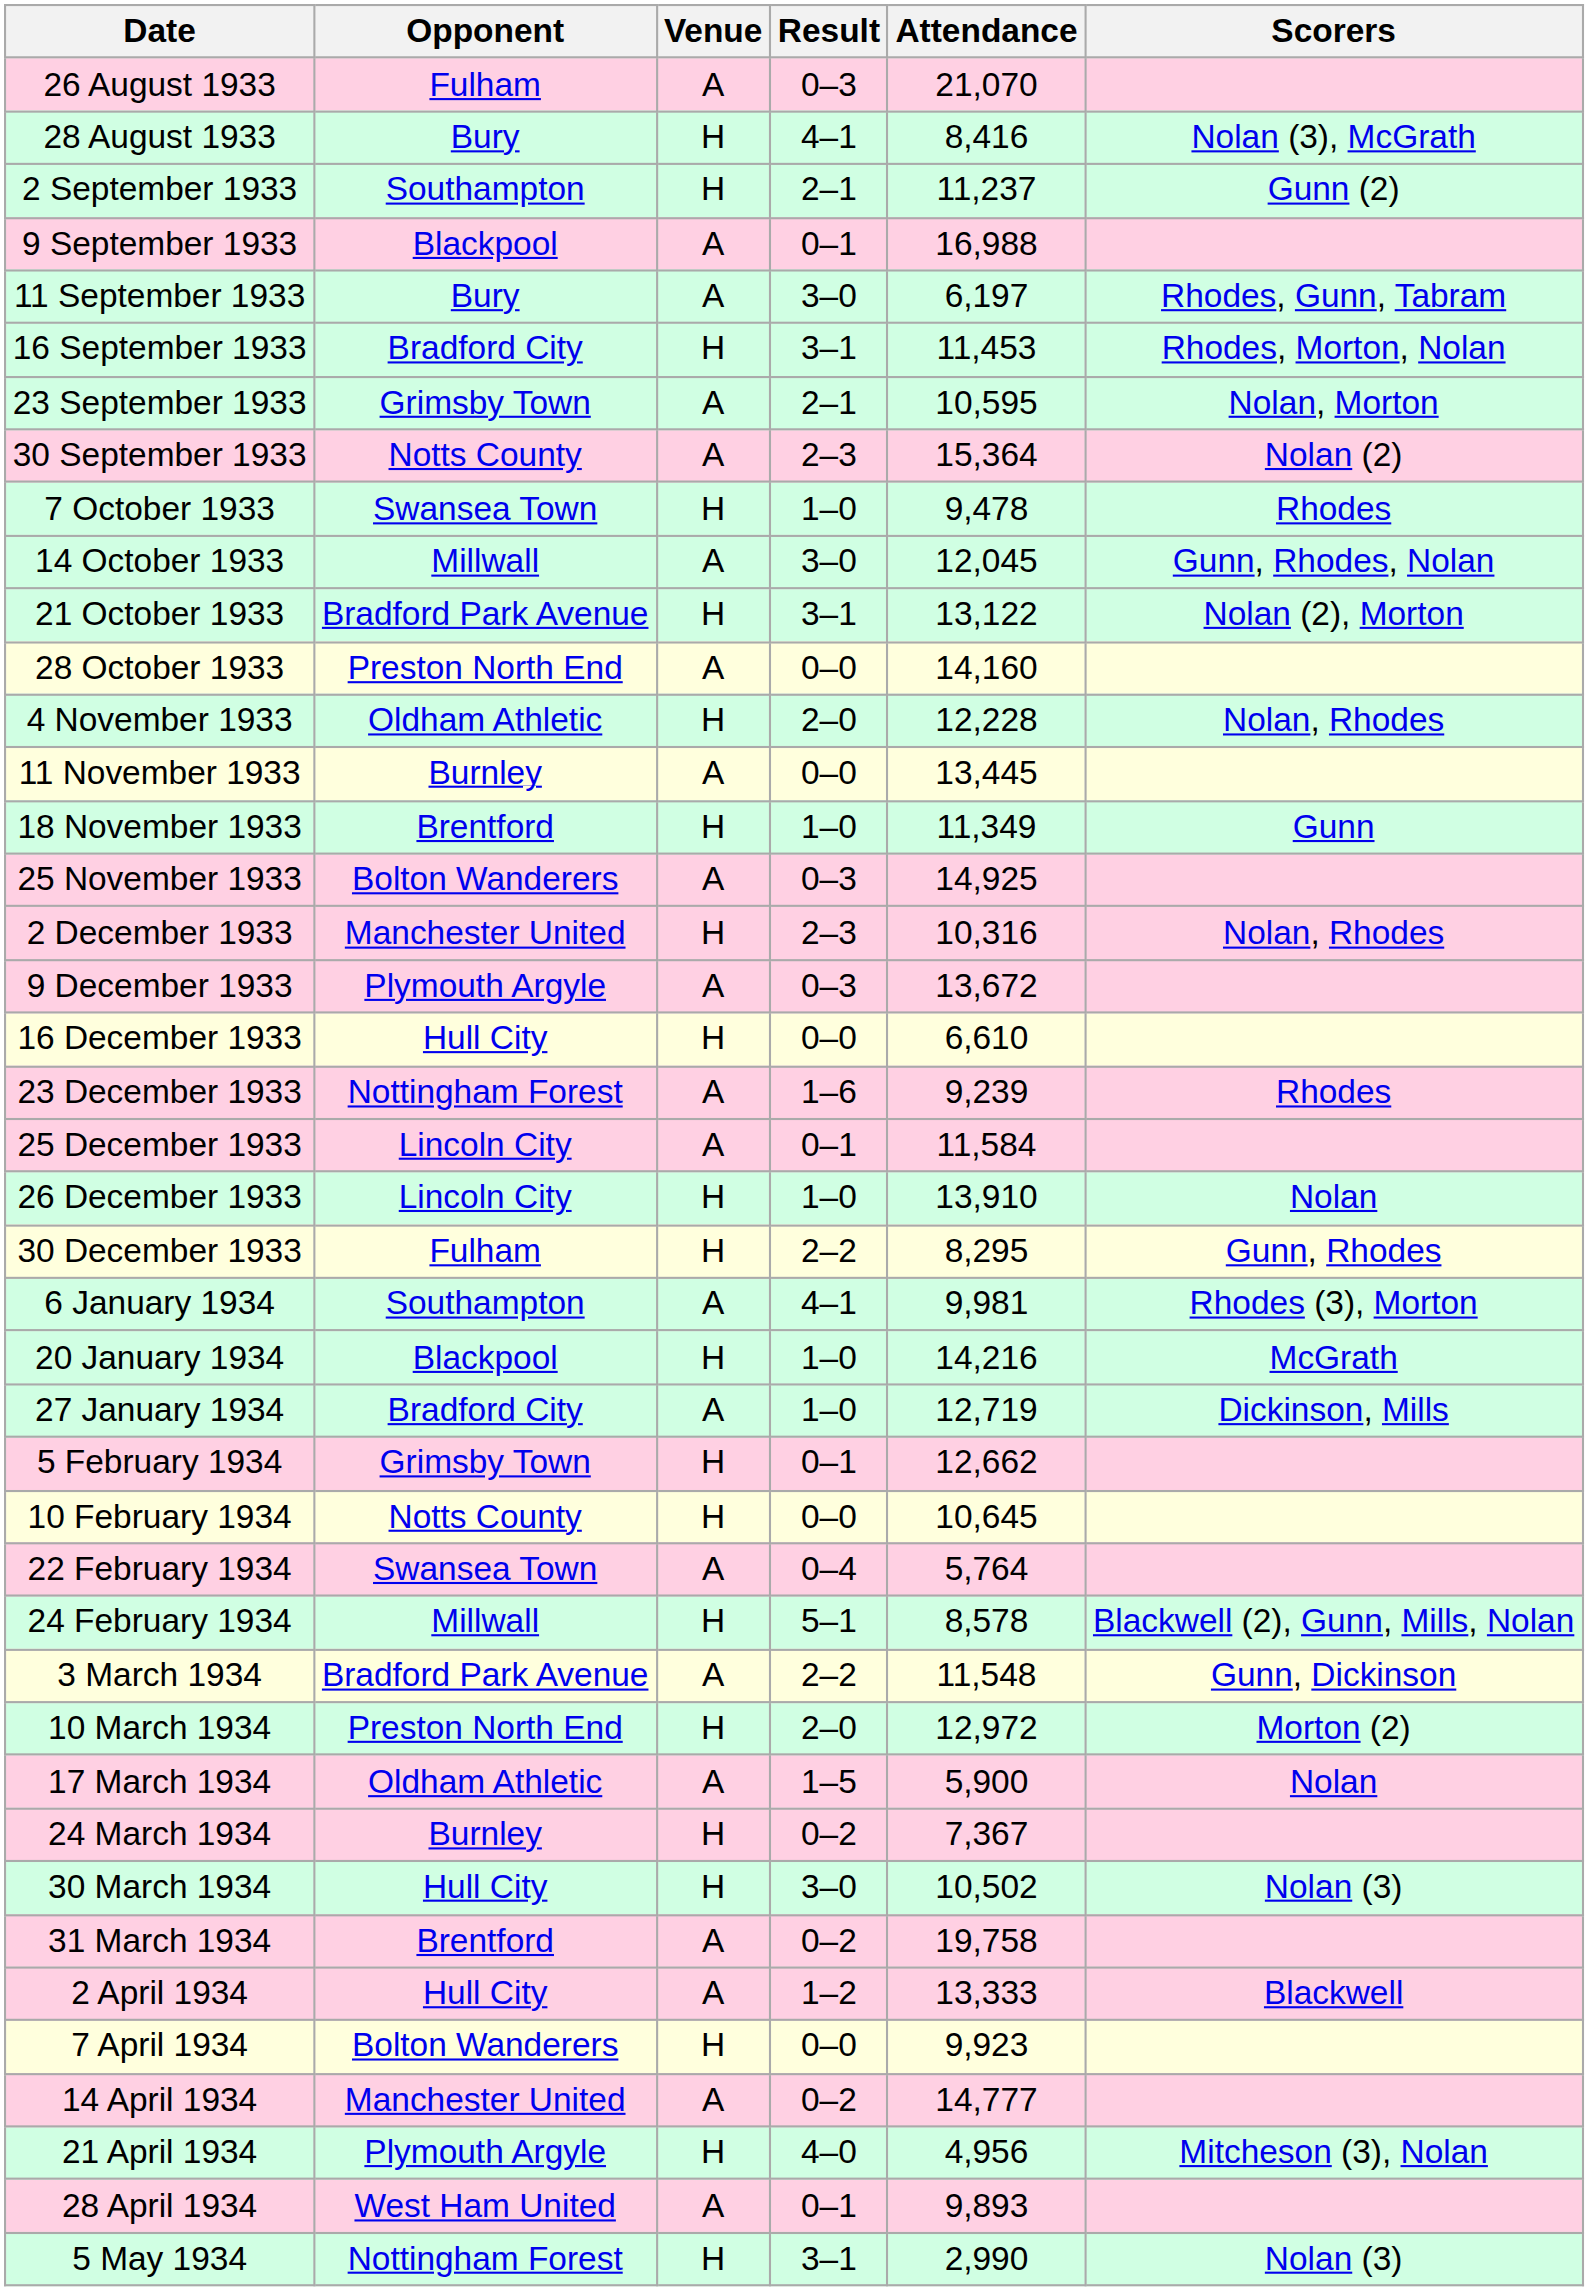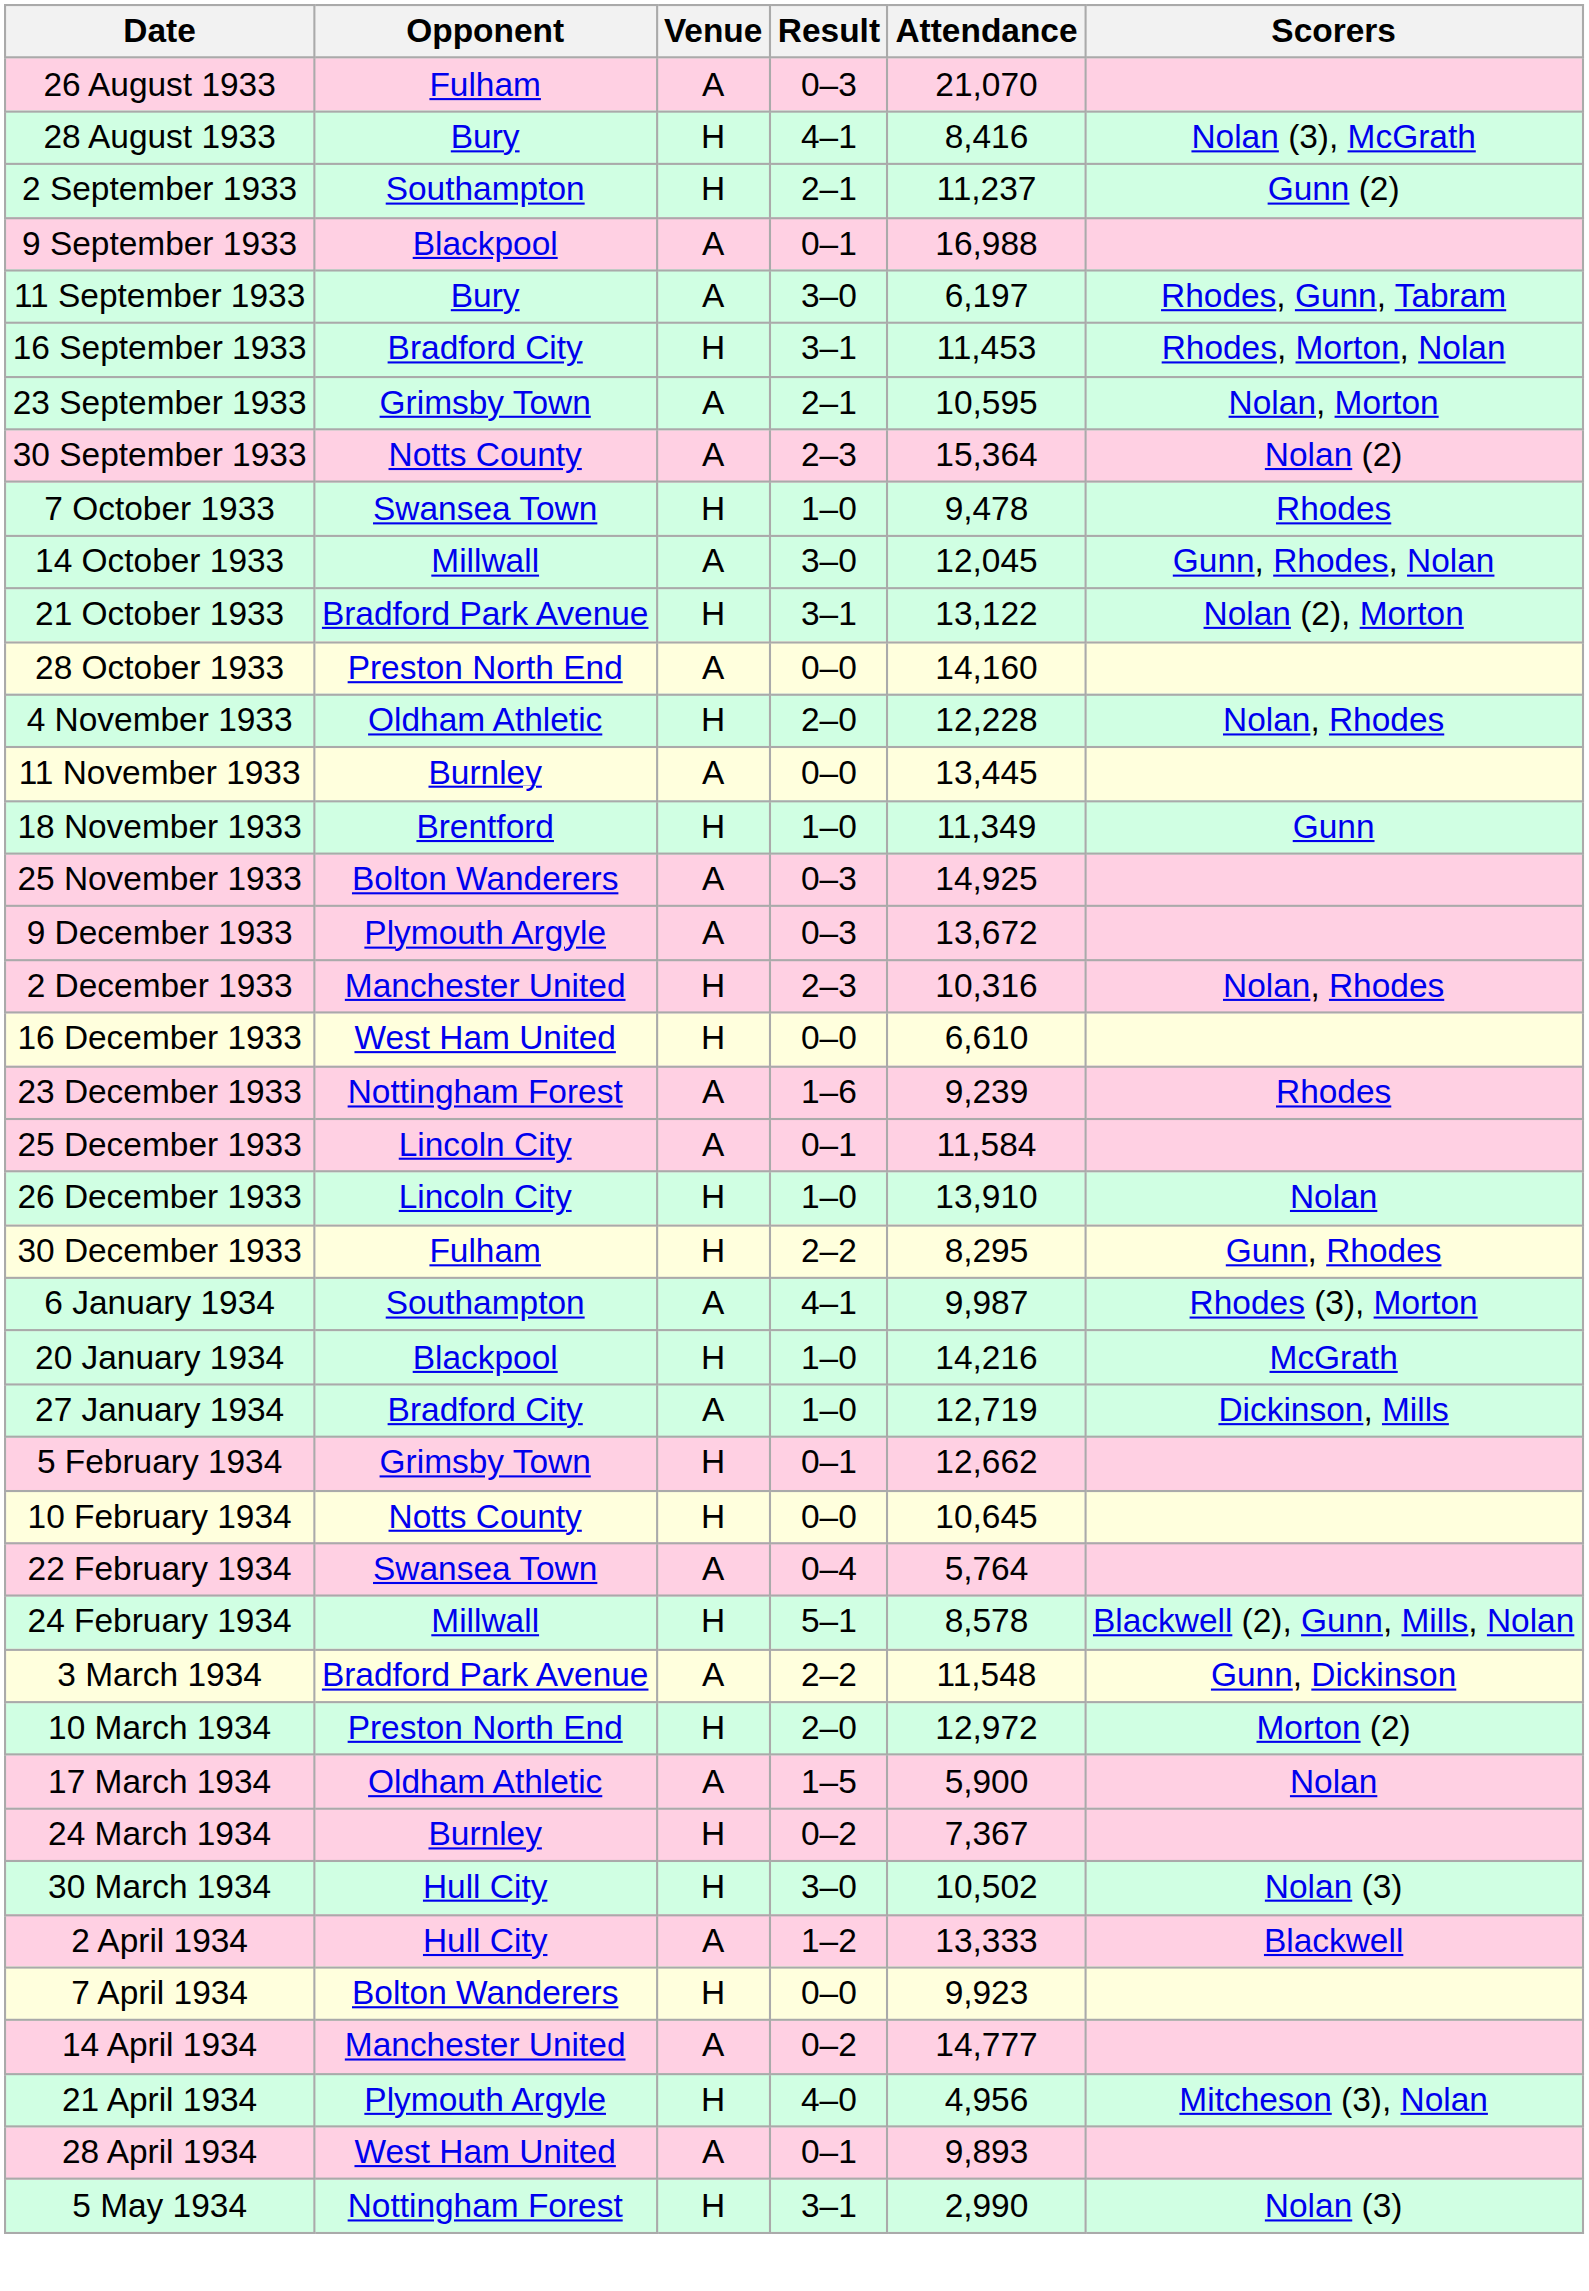rows swapped: (160, 932) <-> (160, 985)
(485, 1038) Hull City -> (485, 1038) West Ham United
(986, 1303) 9,981 -> (986, 1303) 9,987
- row: (160, 1940)
